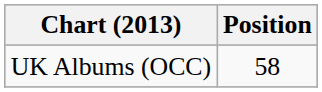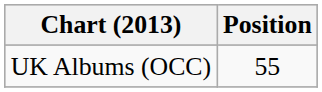(267, 65) 58 -> (267, 65) 55
